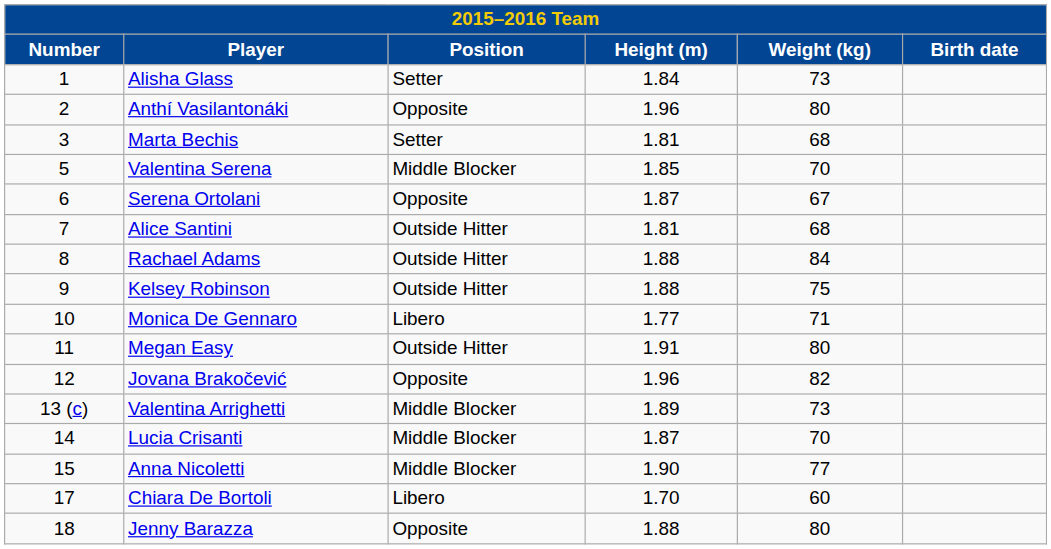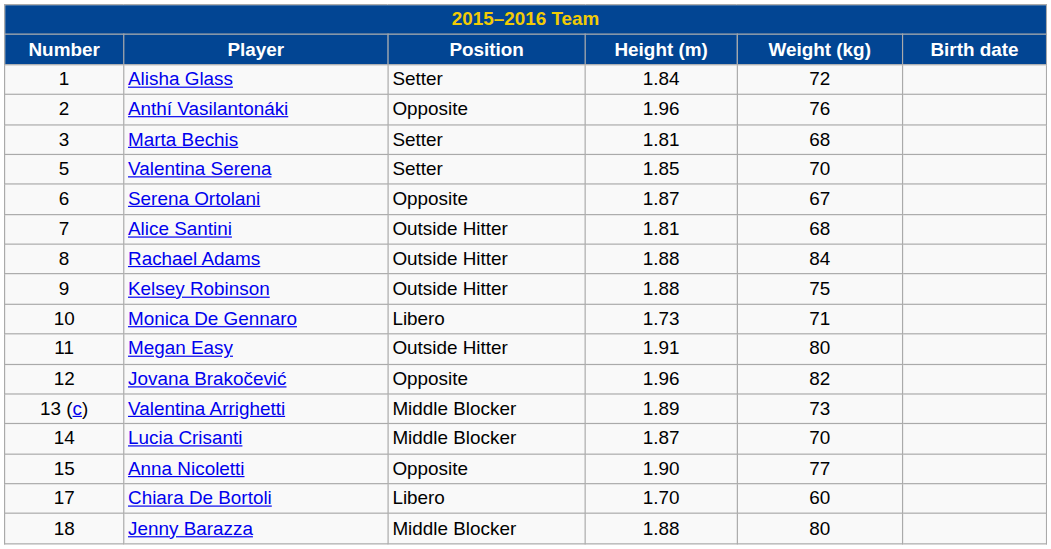(820, 79) 73 -> (820, 79) 72
(820, 109) 80 -> (820, 109) 76
(454, 169) Middle Blocker -> (418, 169) Setter
(661, 318) 1.77 -> (661, 318) 1.73
(454, 468) Middle Blocker -> (430, 468) Opposite
(430, 528) Opposite -> (454, 528) Middle Blocker
